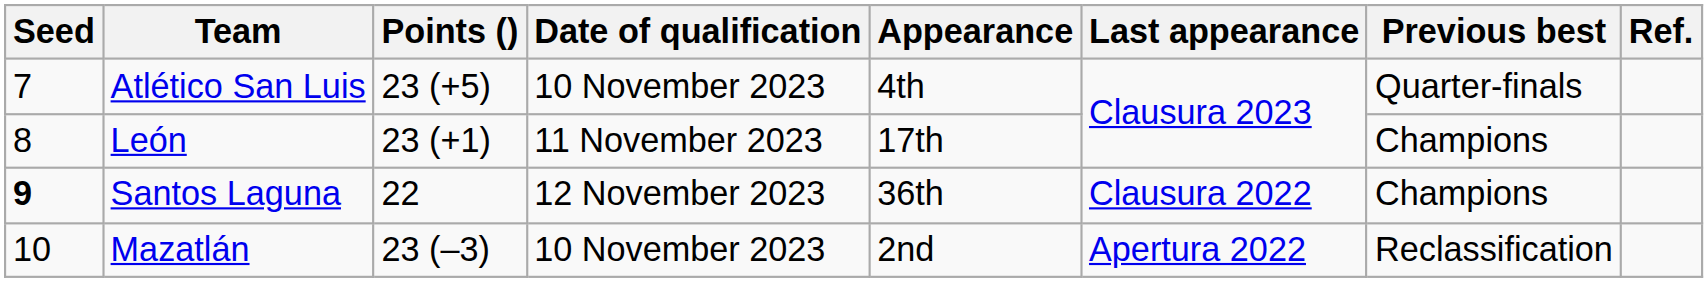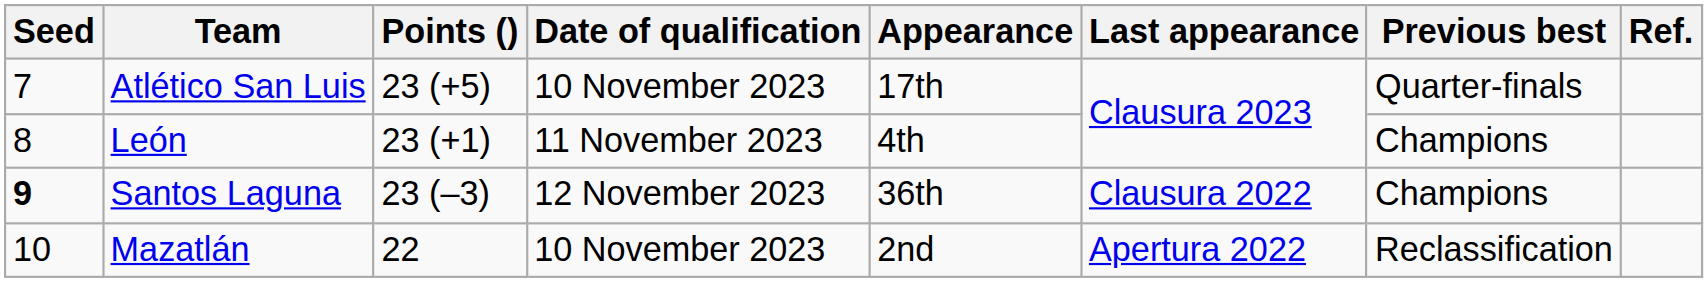(901, 85) 4th -> (911, 85) 17th
(911, 140) 17th -> (901, 140) 4th
(400, 194) 22 -> (436, 194) 23 (–3)
(436, 248) 23 (–3) -> (400, 248) 22
